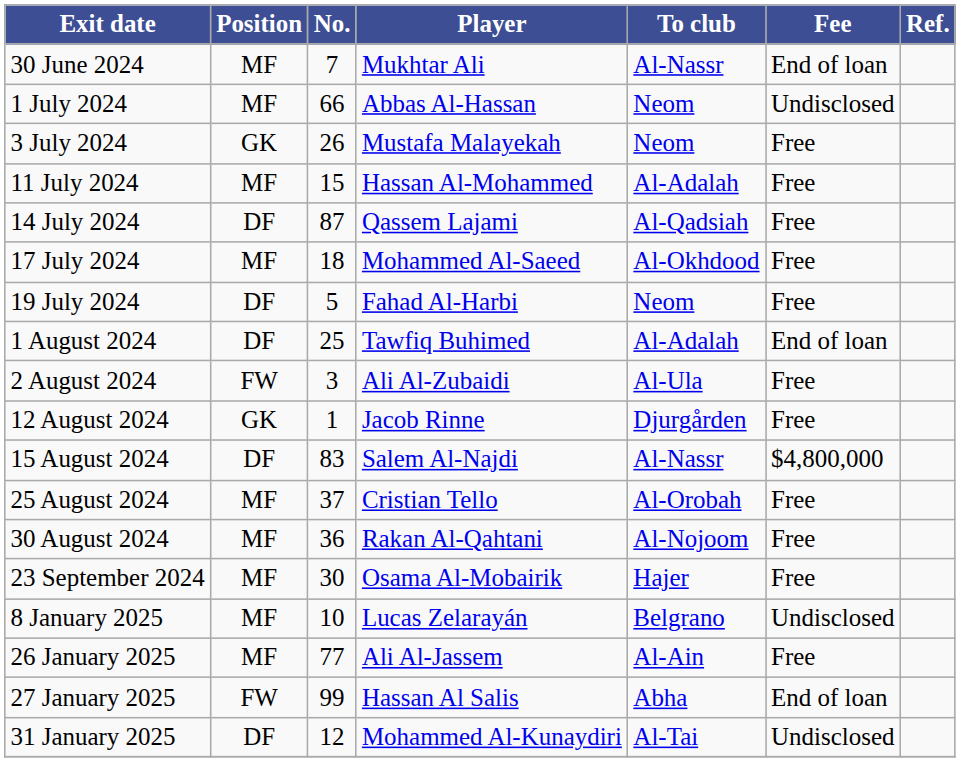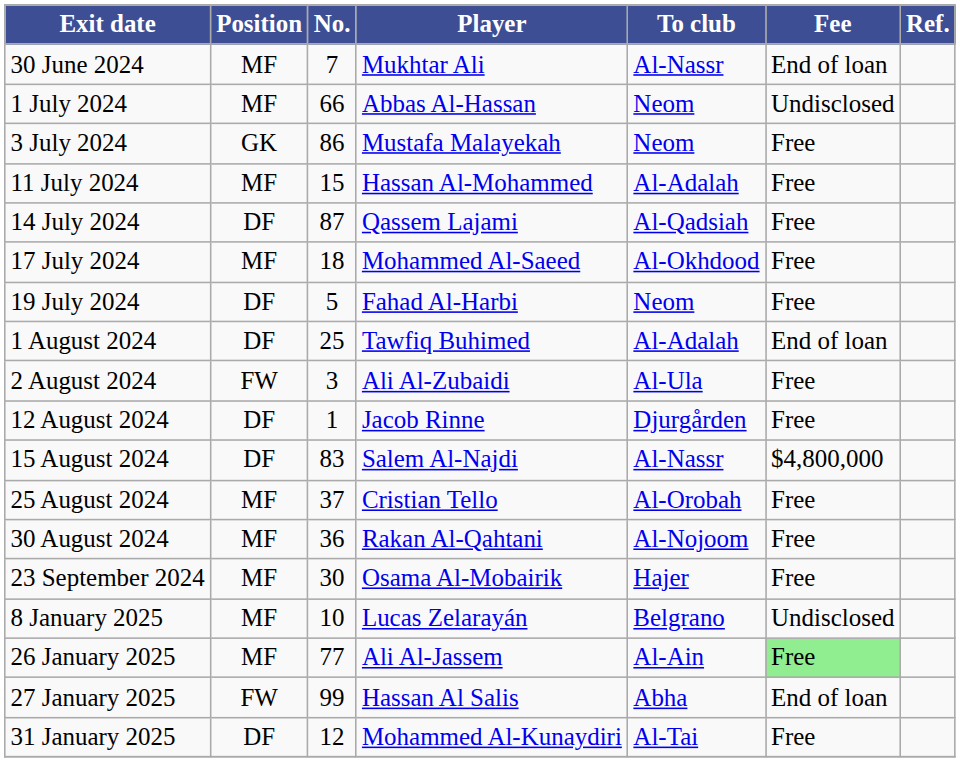(332, 143) 26 -> (332, 143) 86
(259, 420) GK -> (259, 420) DF
(793, 657) no background -> (793, 657) lightgreen background
(833, 736) Undisclosed -> (793, 736) Free
